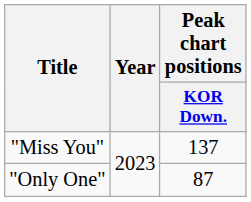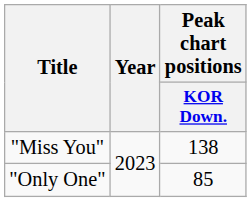(203, 147) 137 -> (203, 147) 138
(203, 179) 87 -> (203, 179) 85
